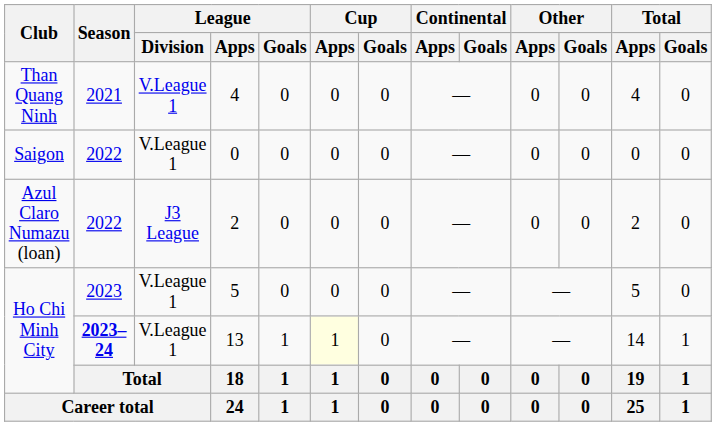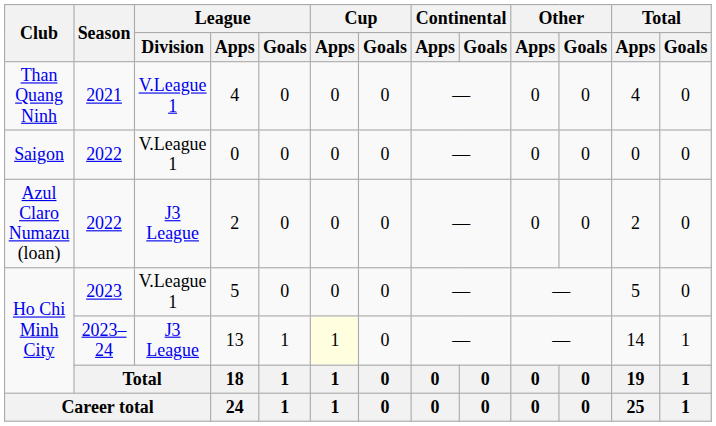(104, 340) bold -> (104, 340) normal
(173, 340) V.League 1 -> (173, 340) J3 League
